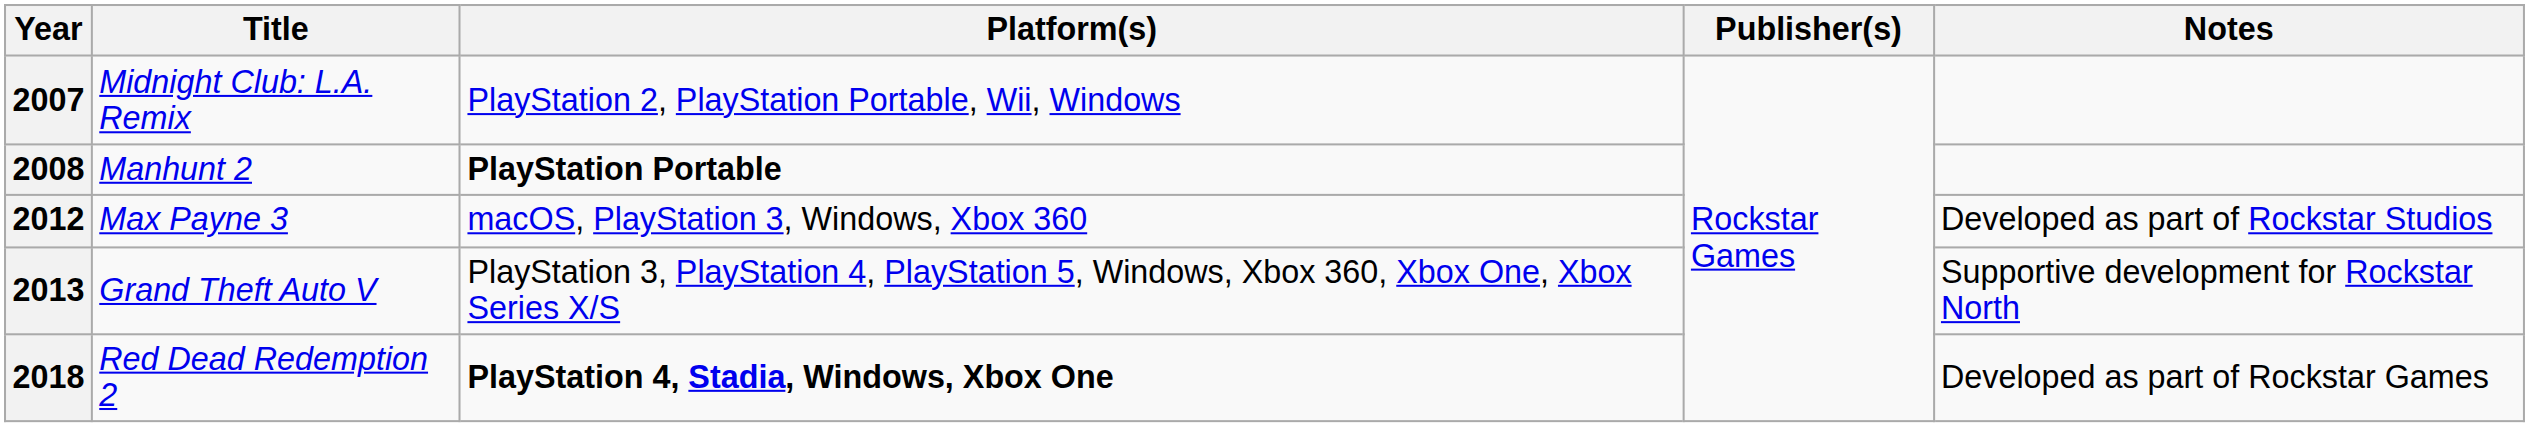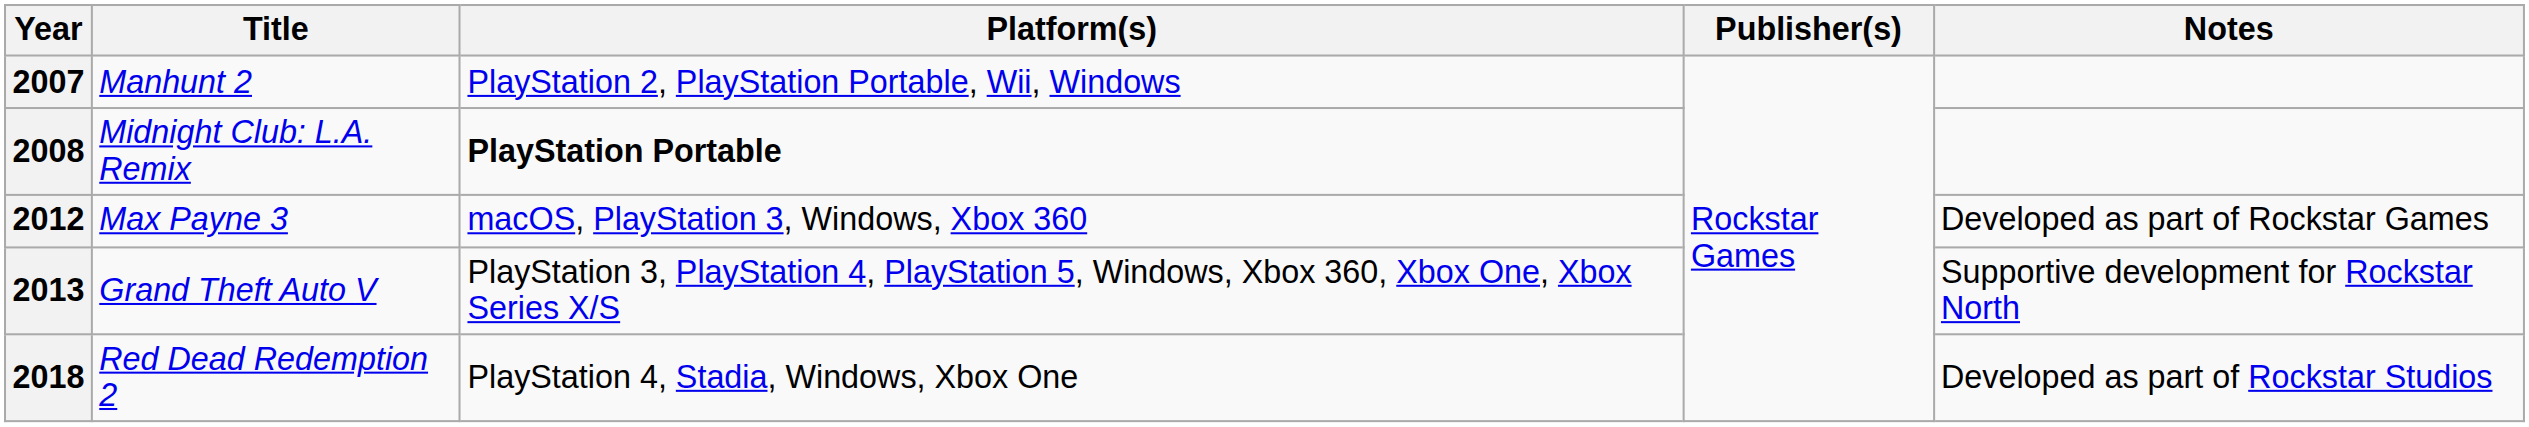(236, 99) Midnight Club: L.A. Remix -> (176, 81) Manhunt 2
(176, 169) Manhunt 2 -> (236, 150) Midnight Club: L.A. Remix
(2217, 220) Developed as part of Rockstar Studios -> (2215, 220) Developed as part of Rockstar Games
(791, 377) bold -> (773, 377) normal
(2215, 377) Developed as part of Rockstar Games -> (2217, 377) Developed as part of Rockstar Studios
